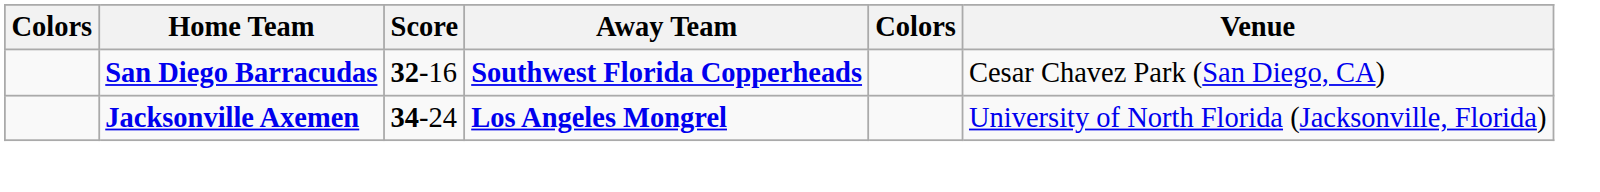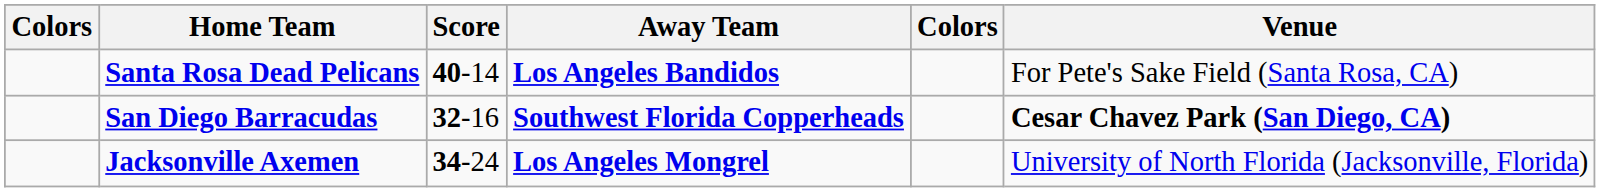+ row: (262, 72)
(1177, 72) normal -> (1231, 117) bold
